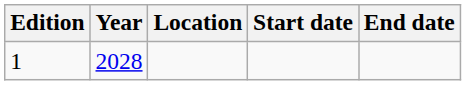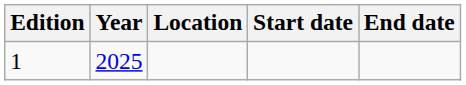(119, 60) 2028 -> (119, 60) 2025
